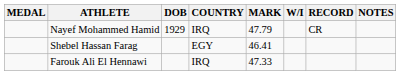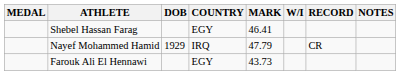rows swapped: (105, 29) <-> (94, 45)
(200, 62) IRQ -> (202, 62) EGY
(260, 62) 47.33 -> (260, 62) 43.73
